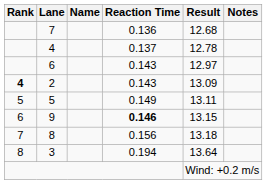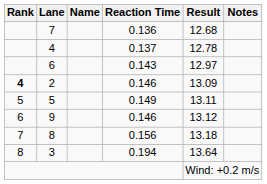(143, 83) 0.143 -> (143, 83) 0.146
(143, 118) bold -> (143, 118) normal
(203, 118) 13.15 -> (203, 118) 13.12
